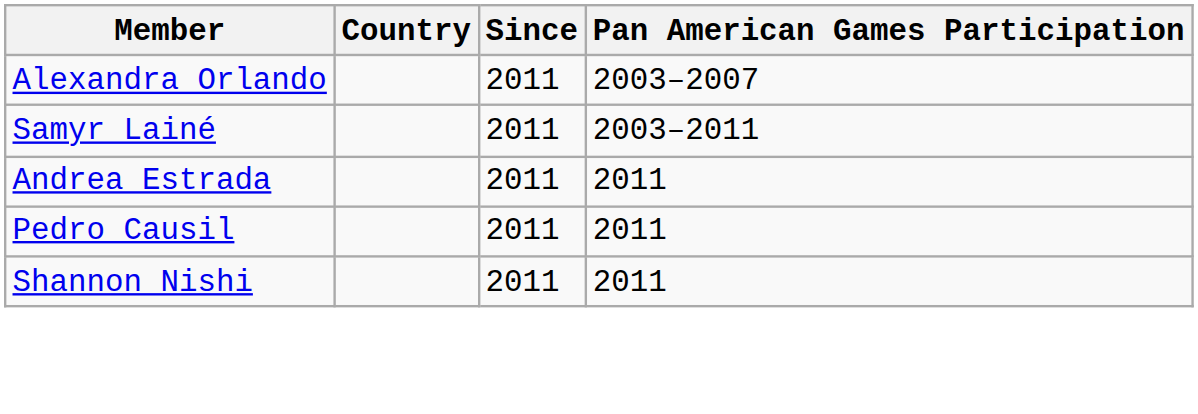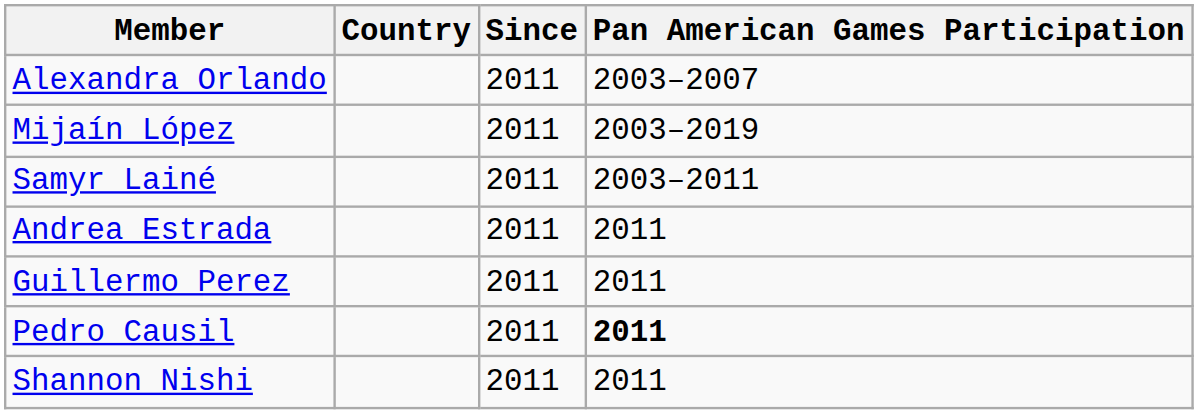+ row: (123, 131)
+ row: (151, 281)
(630, 231) normal -> (630, 332) bold
